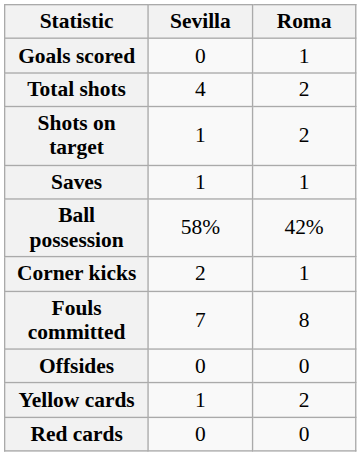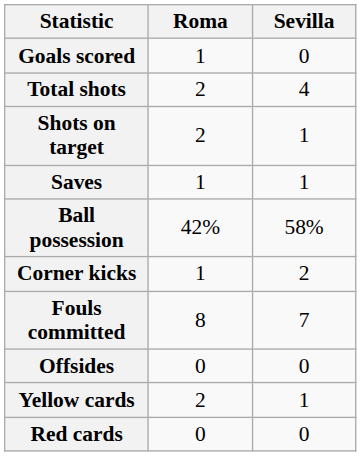columns swapped: (200, 21) <-> (304, 21)
